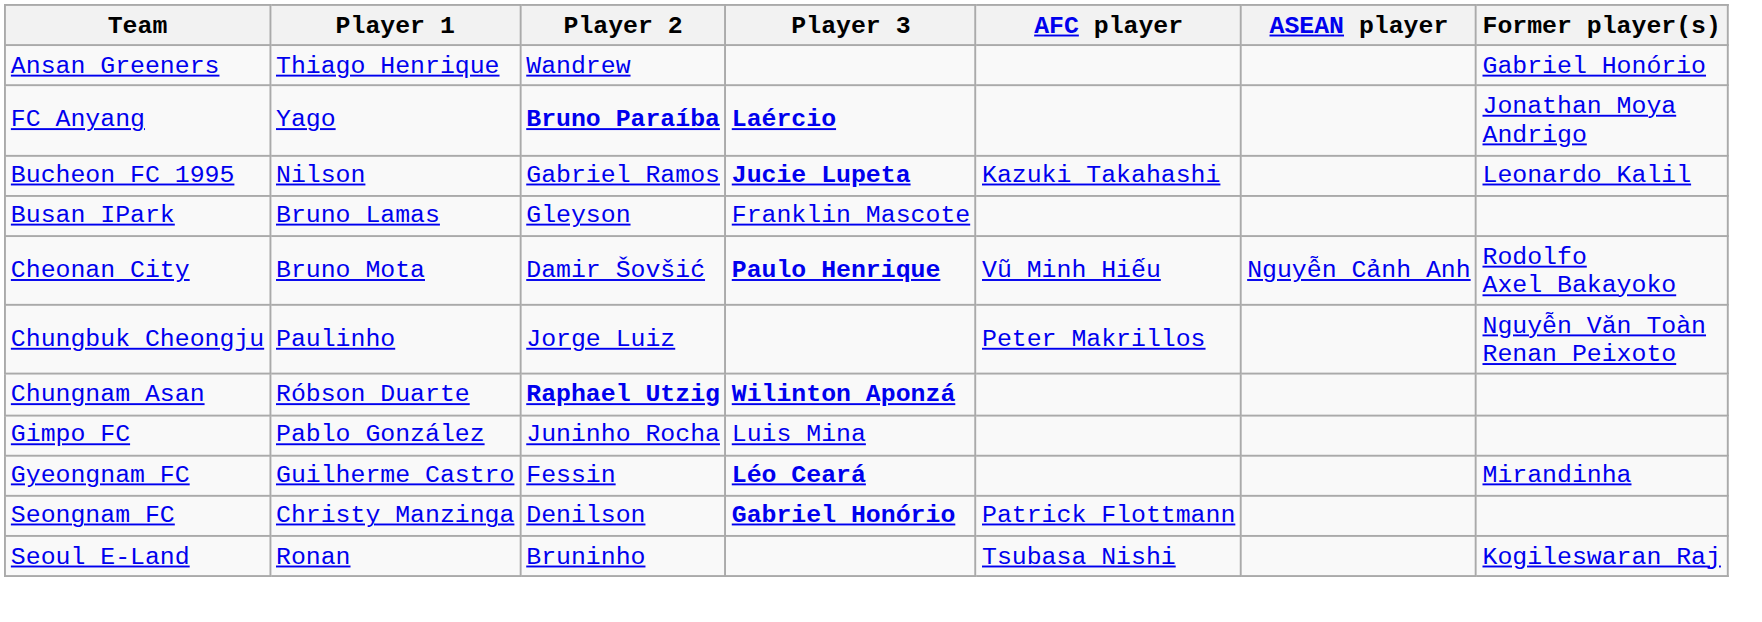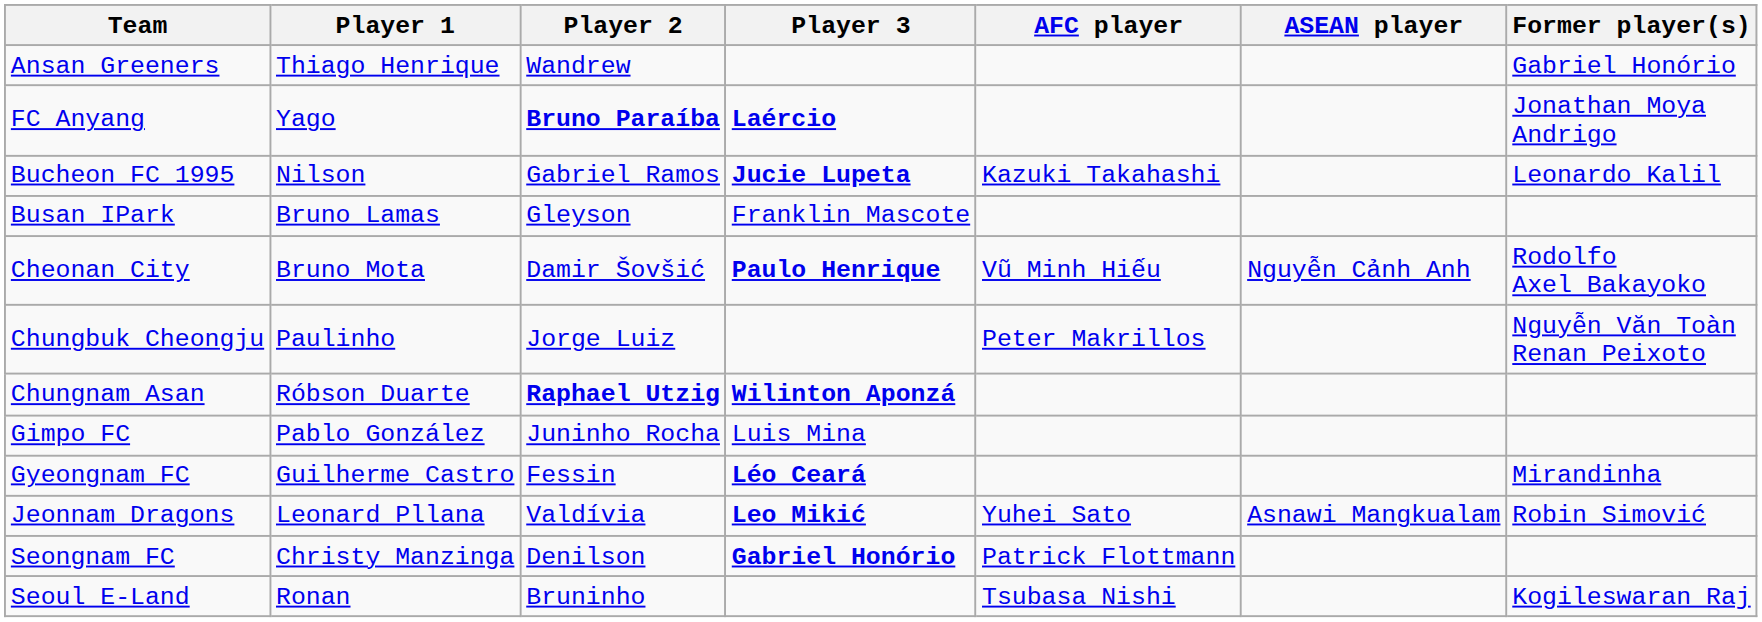+ row: (123, 516)
